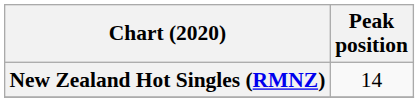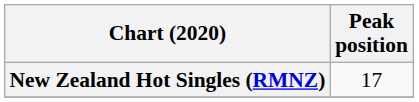(371, 79) 14 -> (371, 79) 17
